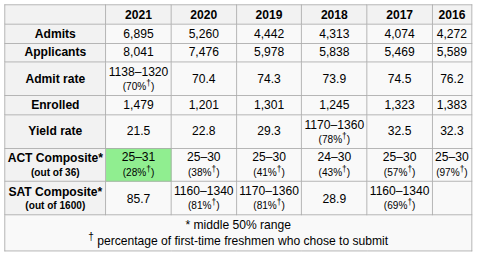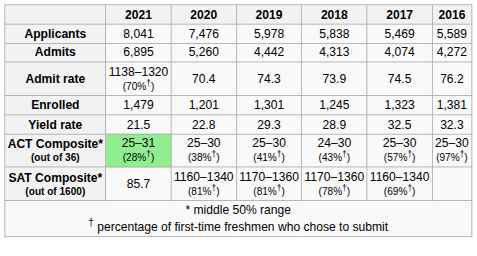rows swapped: (55, 53) <-> (55, 33)
(452, 105) 1,383 -> (452, 105) 1,381
(334, 131) 1170–1360 (78%†) -> (334, 124) 28.9
(334, 198) 28.9 -> (334, 184) 1170–1360 (78%†)
